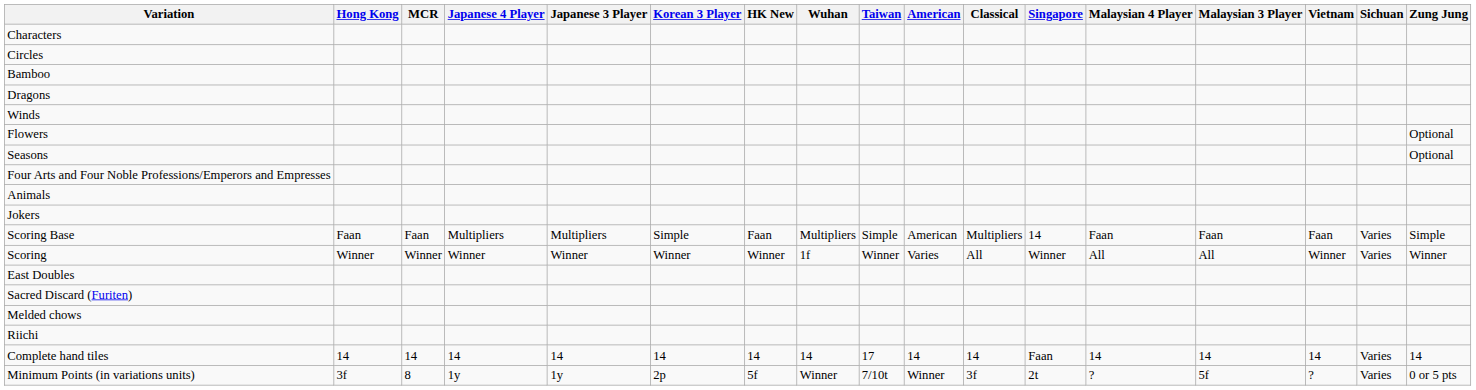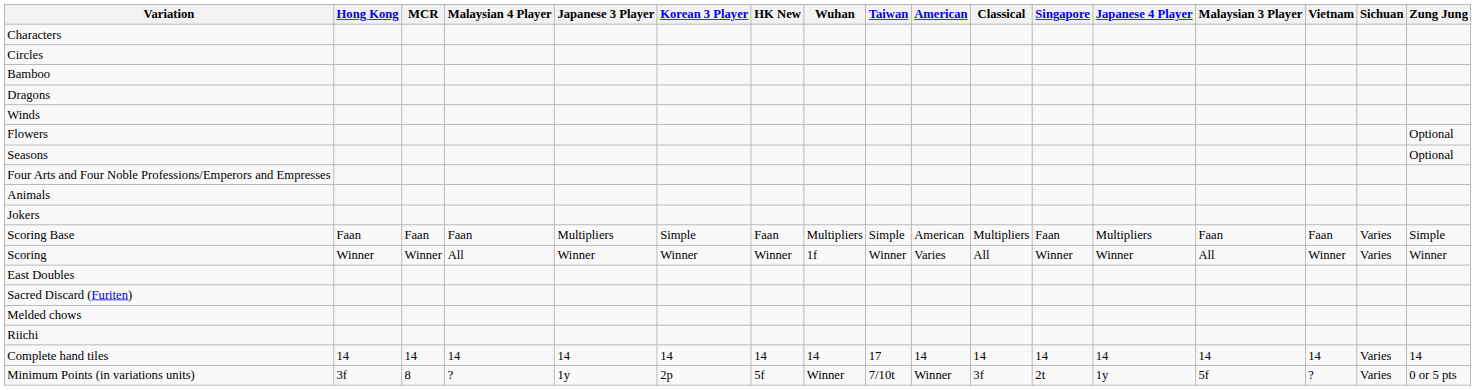columns swapped: (496, 14) <-> (1141, 14)
(1035, 235) 14 -> (1048, 235) Faan
(1041, 355) Faan -> (1042, 355) 14
